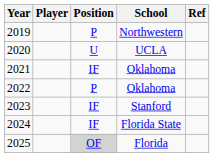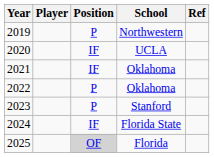(94, 50) U -> (94, 50) IF
(94, 106) IF -> (94, 106) P
